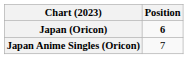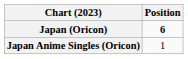(163, 45) 7 -> (163, 45) 1
